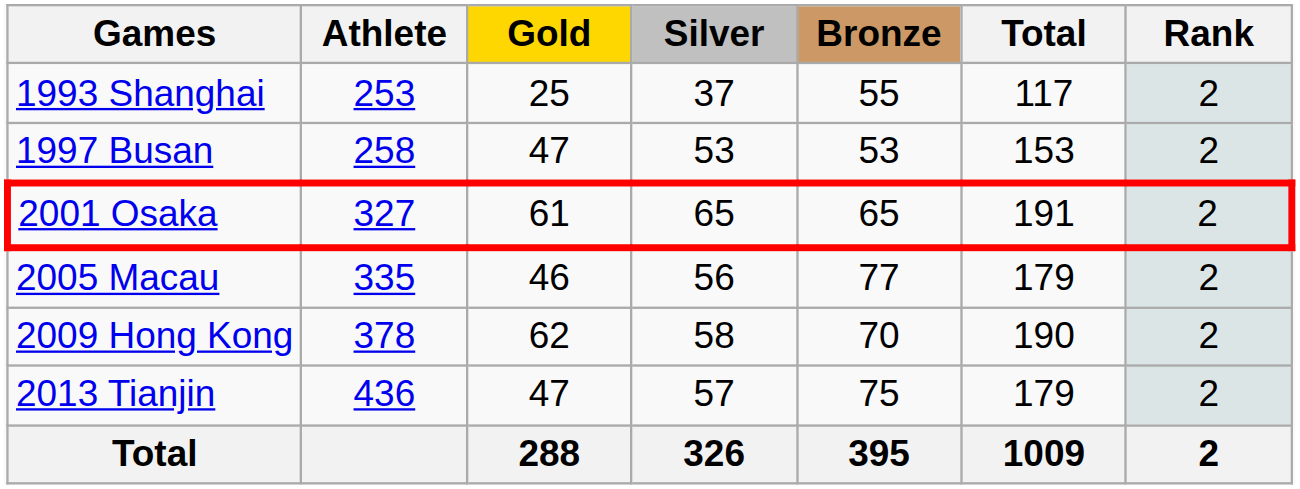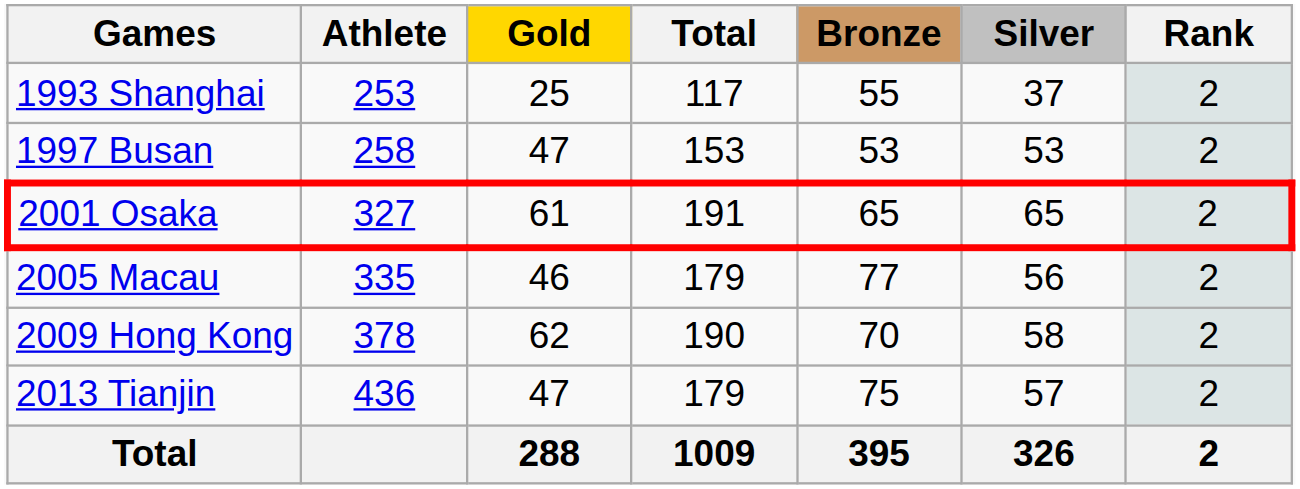columns swapped: (714, 33) <-> (1044, 33)
